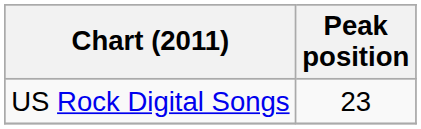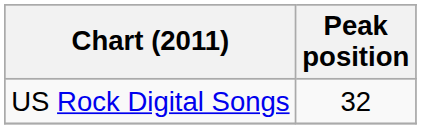(356, 100) 23 -> (356, 100) 32
